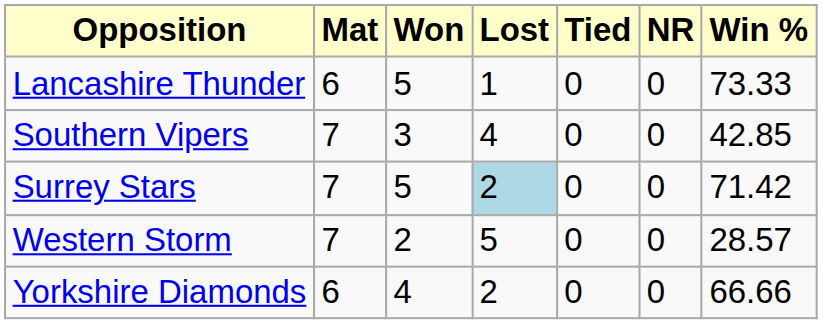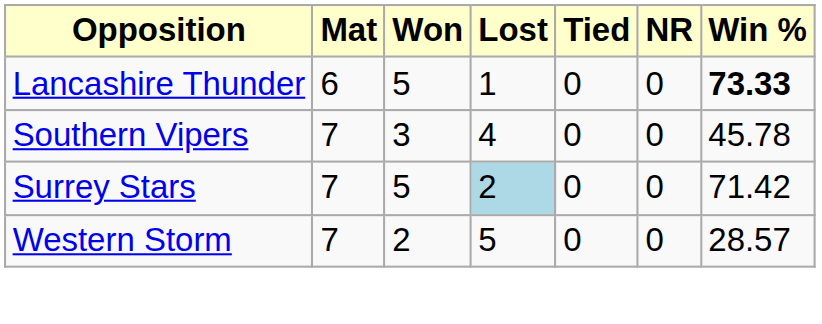(751, 82) normal -> (750, 82) bold
(751, 135) 42.85 -> (750, 135) 45.78
- row: (159, 291)
